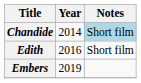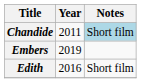(70, 31) 2014 -> (70, 31) 2011
rows swapped: (30, 50) <-> (30, 68)
